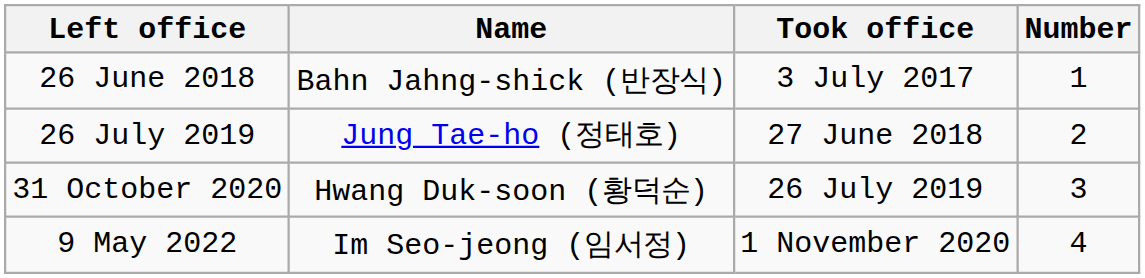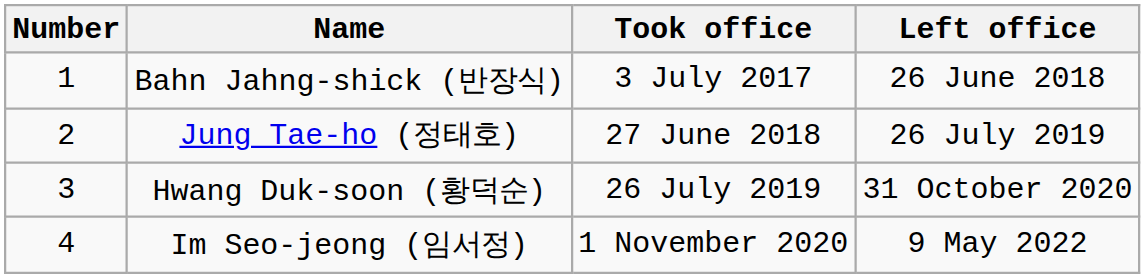columns swapped: (1078, 29) <-> (147, 29)
